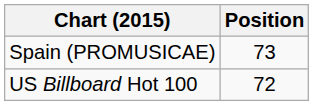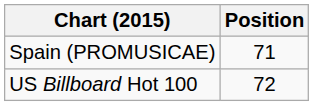(264, 52) 73 -> (264, 52) 71
